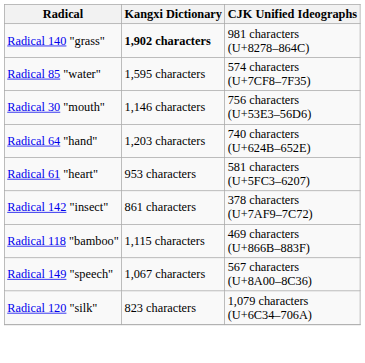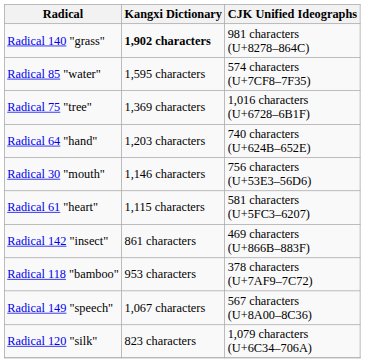+ row: (50, 107)
rows swapped: (52, 140) <-> (56, 107)
(160, 174) 953 characters -> (165, 207) 1,115 characters
(270, 207) 378 characters (U+7AF9–7C72) -> (269, 241) 469 characters (U+866B–883F)
(165, 241) 1,115 characters -> (160, 274) 953 characters
(269, 241) 469 characters (U+866B–883F) -> (270, 274) 378 characters (U+7AF9–7C72)
